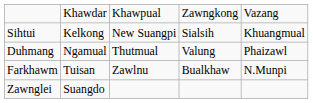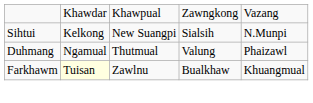(274, 32) Khuangmual -> (265, 32) N.Munpi
(79, 70) no background -> (79, 70) lightyellow background
(265, 70) N.Munpi -> (274, 70) Khuangmual
- row: (29, 88)
